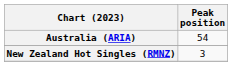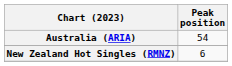(203, 53) 3 -> (203, 53) 6
